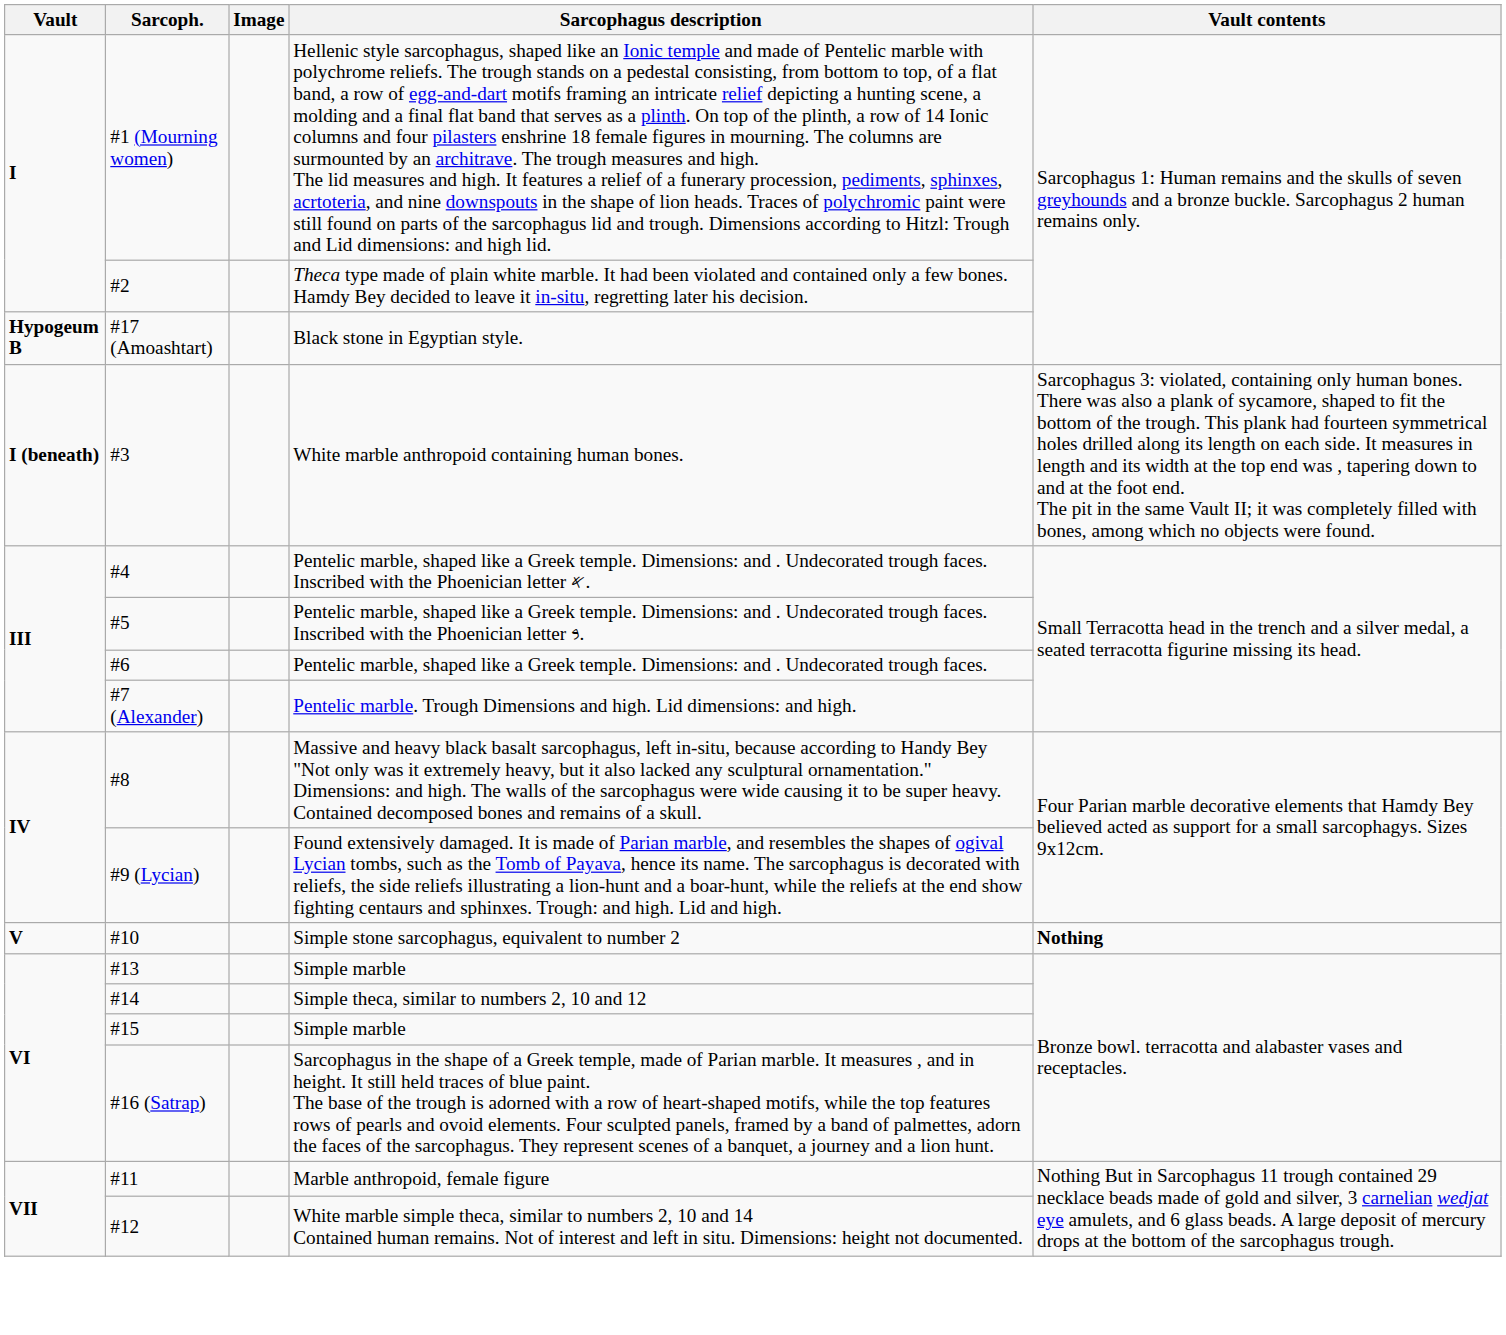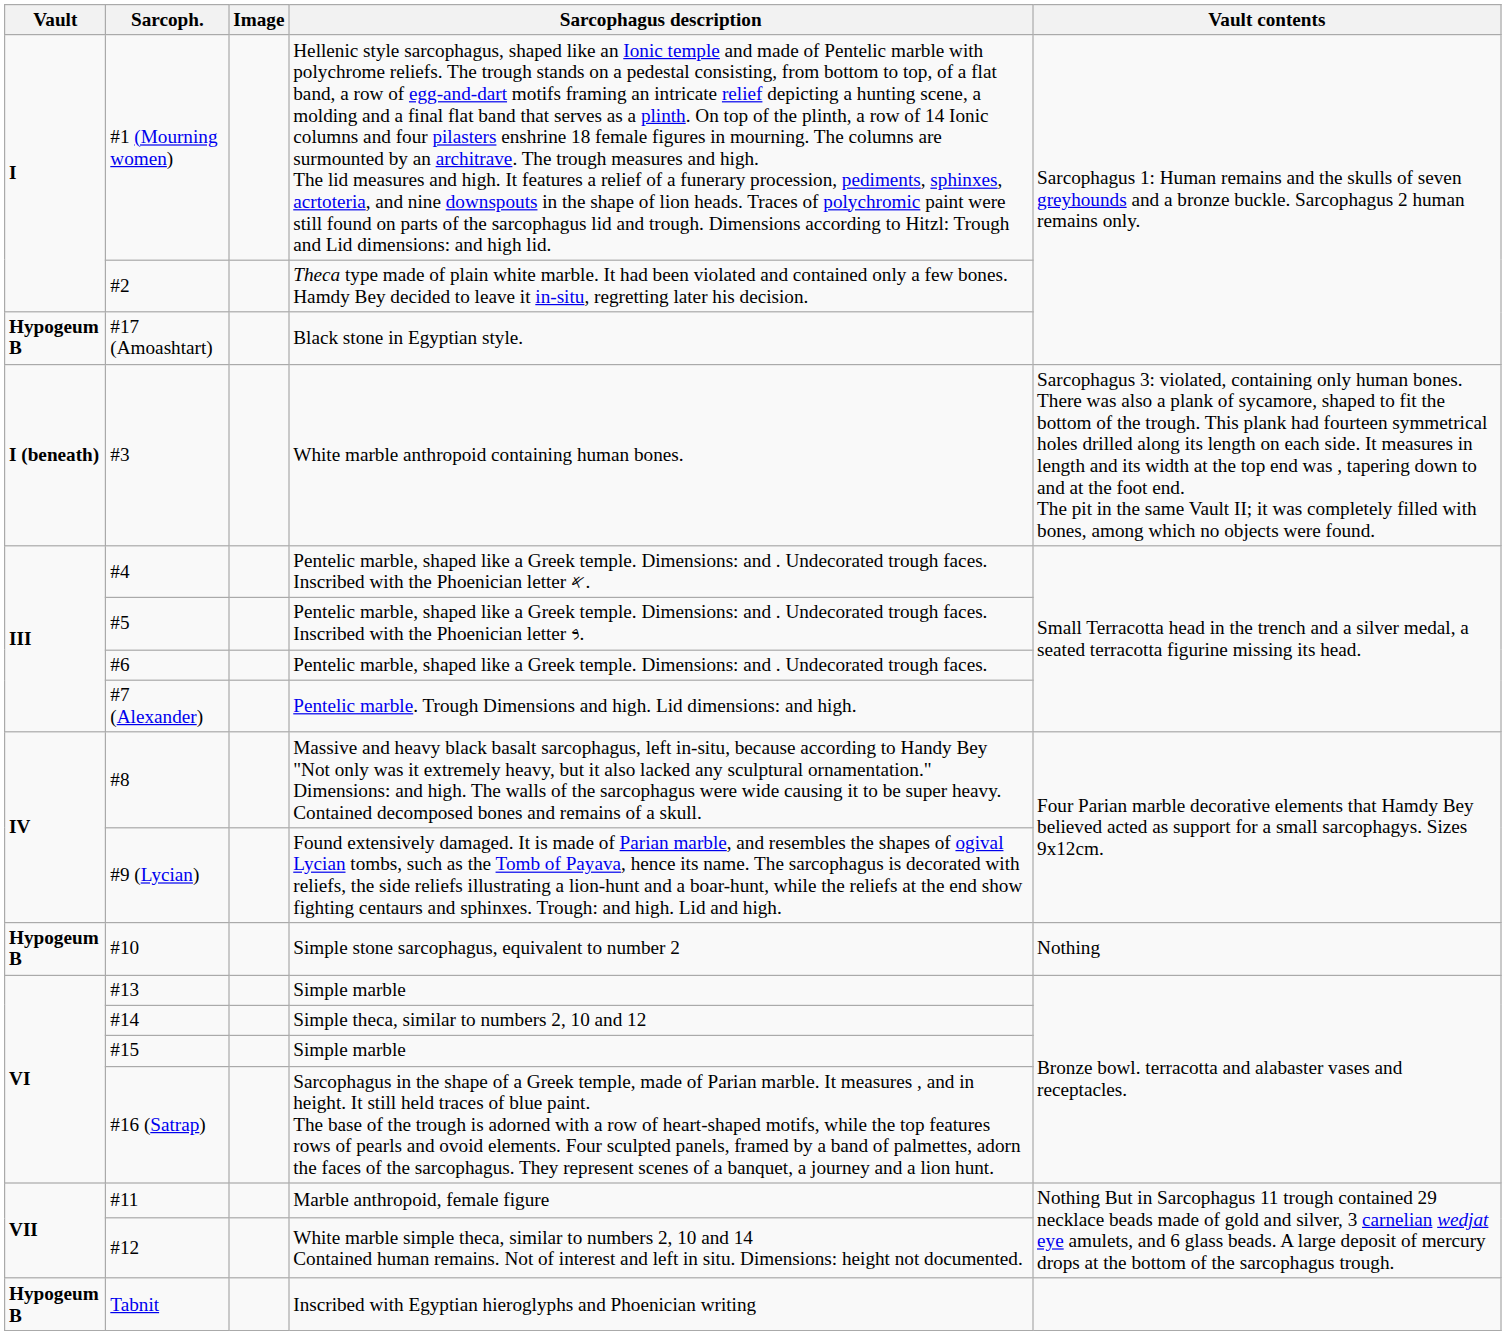(16, 937) V -> (54, 948) Hypogeum B
(1070, 937) bold -> (1069, 948) normal
+ row: (135, 1304)
